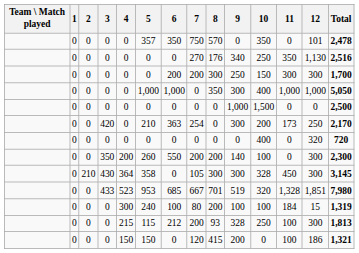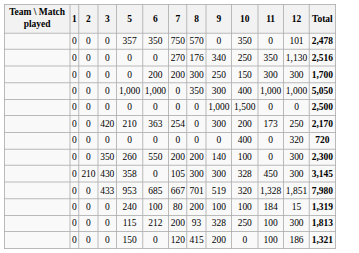- column: (126, 18)
